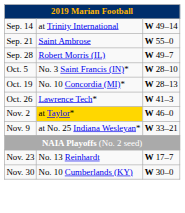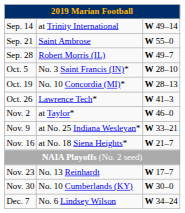(56, 113) gold background -> (56, 113) no background
+ row: (20, 142)
+ row: (18, 200)
